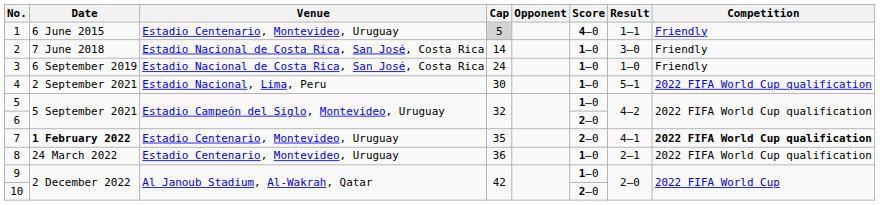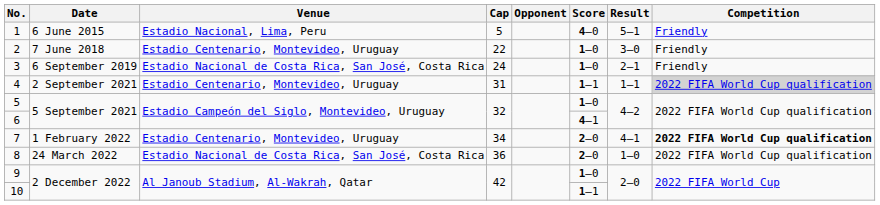(271, 31) Estadio Centenario, Montevideo, Uruguay -> (234, 31) Estadio Nacional, Lima, Peru
(499, 31) lightgrey background -> (499, 31) no background
(630, 31) 1–1 -> (630, 31) 5–1
(313, 49) Estadio Nacional de Costa Rica, San José, Costa Rica -> (271, 49) Estadio Centenario, Montevideo, Uruguay
(499, 49) 14 -> (499, 49) 22
(630, 67) 1–0 -> (630, 67) 2–1
(234, 85) Estadio Nacional, Lima, Peru -> (271, 85) Estadio Centenario, Montevideo, Uruguay
(499, 85) 30 -> (499, 85) 31
(589, 85) 1–0 -> (589, 85) 1–1
(630, 85) 5–1 -> (630, 85) 1–1
(763, 85) no background -> (763, 85) lightgrey background
(589, 120) 2–0 -> (589, 120) 4–1
(81, 138) bold -> (81, 138) normal
(499, 138) 35 -> (499, 138) 34
(271, 156) Estadio Centenario, Montevideo, Uruguay -> (313, 156) Estadio Nacional de Costa Rica, San José, Costa Rica
(589, 156) 1–0 -> (589, 156) 2–0
(630, 156) 2–1 -> (630, 156) 1–0
(589, 191) 2–0 -> (589, 191) 1–1
